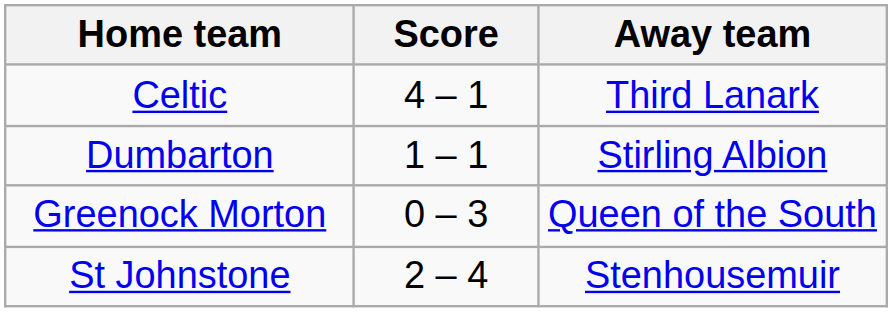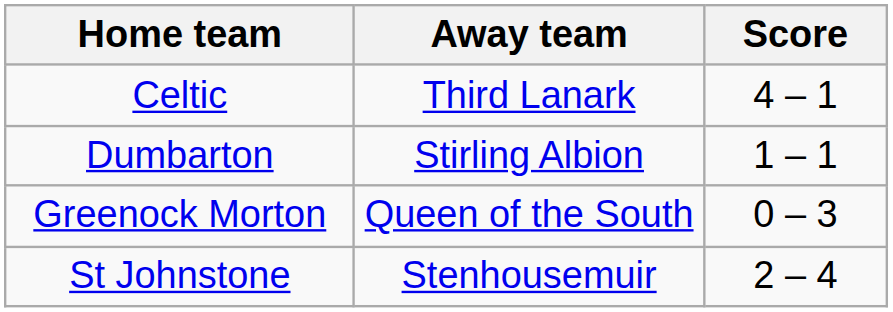columns swapped: (446, 34) <-> (712, 34)
